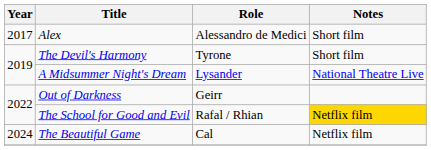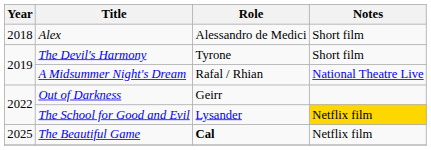(20, 34) 2017 -> (20, 34) 2018
(219, 74) Lysander -> (229, 74) Rafal / Rhian
(229, 114) Rafal / Rhian -> (219, 114) Lysander
(20, 134) 2024 -> (20, 134) 2025
(204, 134) normal -> (205, 134) bold
